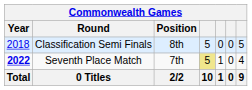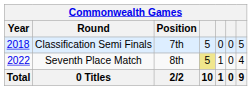(177, 45) 8th -> (177, 45) 7th
(19, 61) bold -> (19, 61) normal
(177, 61) 7th -> (177, 61) 8th
